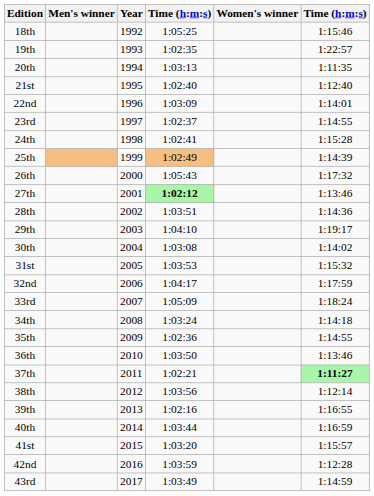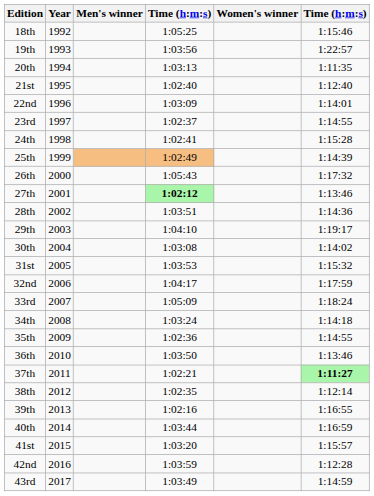columns swapped: (131, 13) <-> (81, 13)
(180, 49) 1:02:35 -> (180, 49) 1:03:56
(180, 391) 1:03:56 -> (180, 391) 1:02:35
